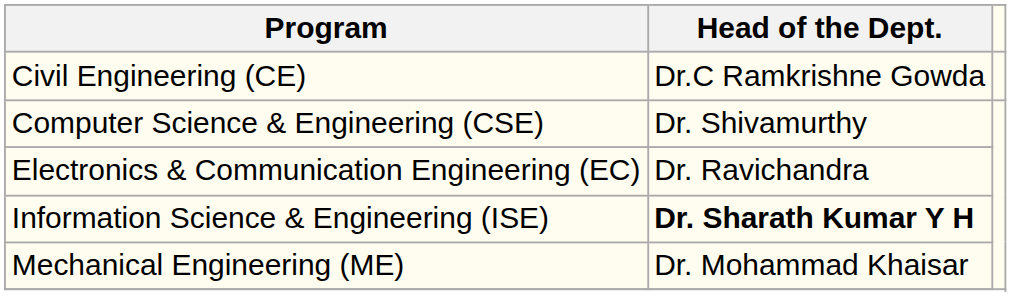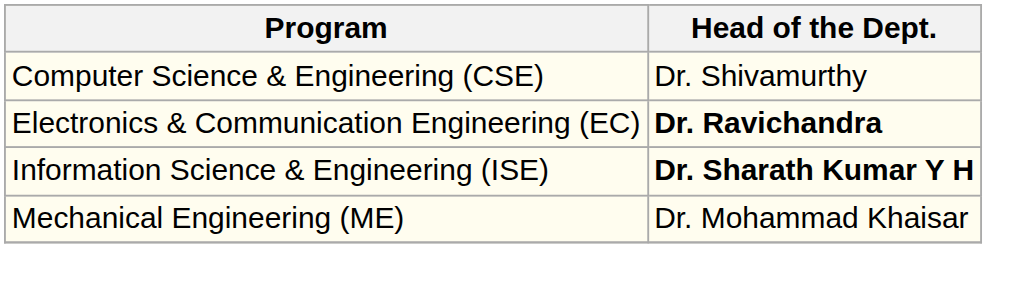- row: (159, 75)
(761, 170) normal -> (768, 123) bold
